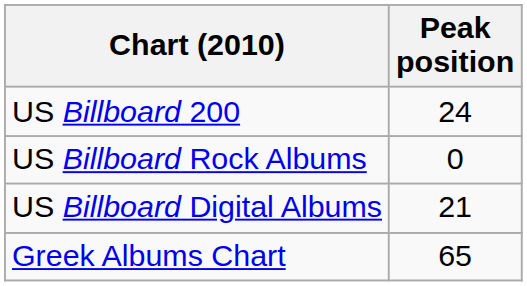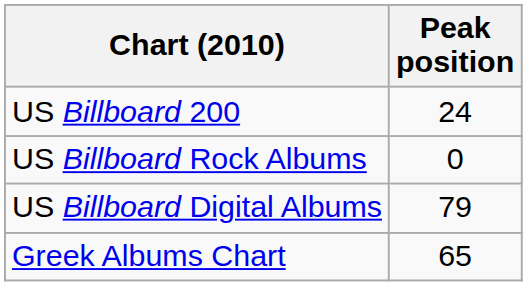(455, 207) 21 -> (455, 207) 79
